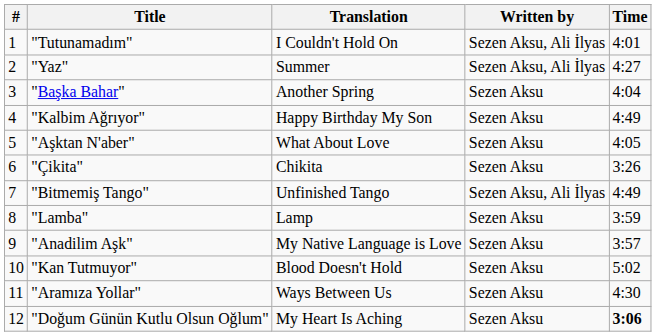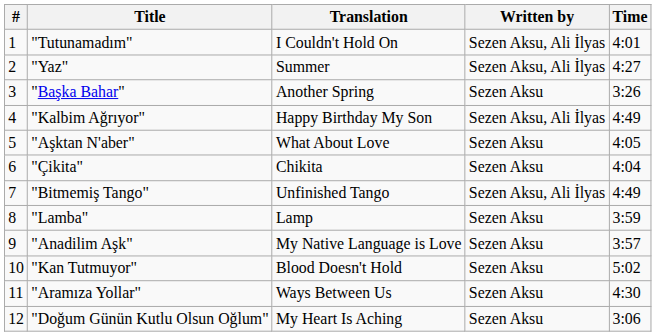(627, 92) 4:04 -> (627, 92) 3:26
(506, 117) Sezen Aksu -> (537, 117) Sezen Aksu, Ali İlyas
(627, 167) 3:26 -> (627, 167) 4:04
(627, 318) bold -> (627, 318) normal
